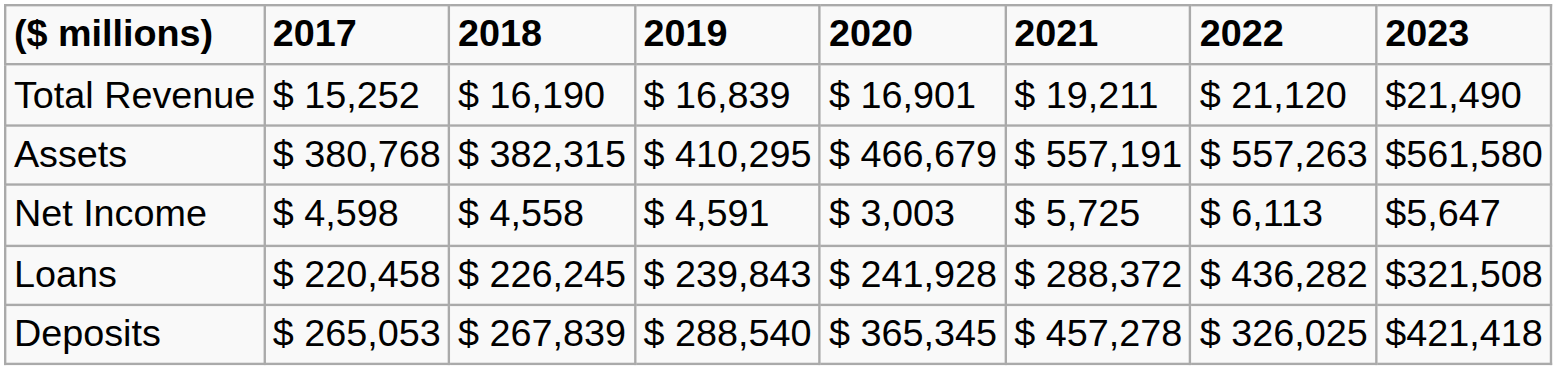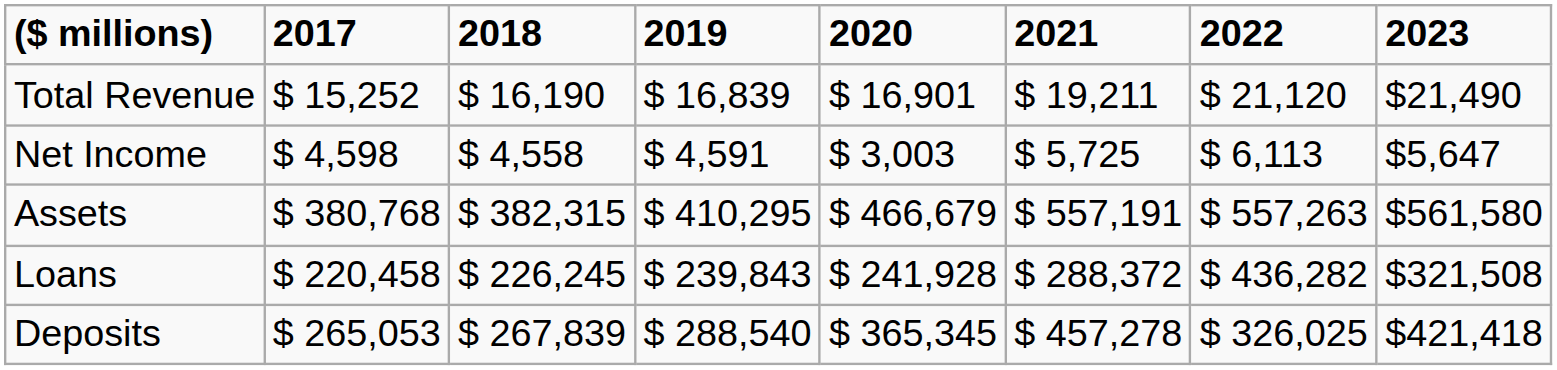rows swapped: (110, 214) <-> (71, 154)
